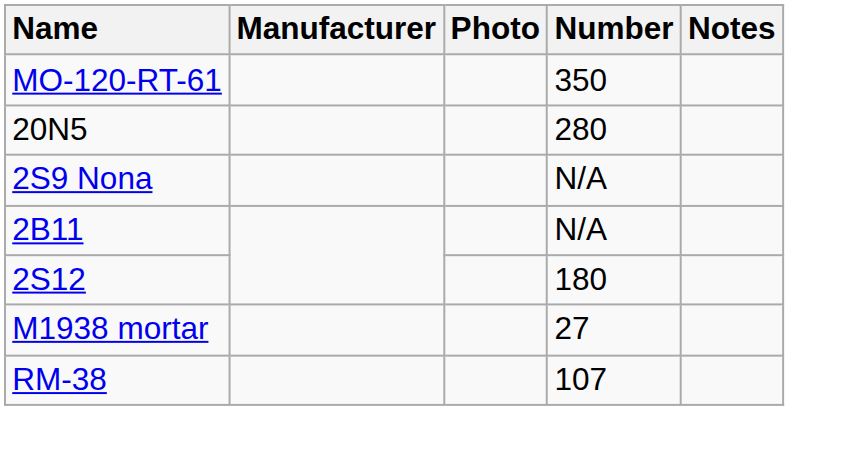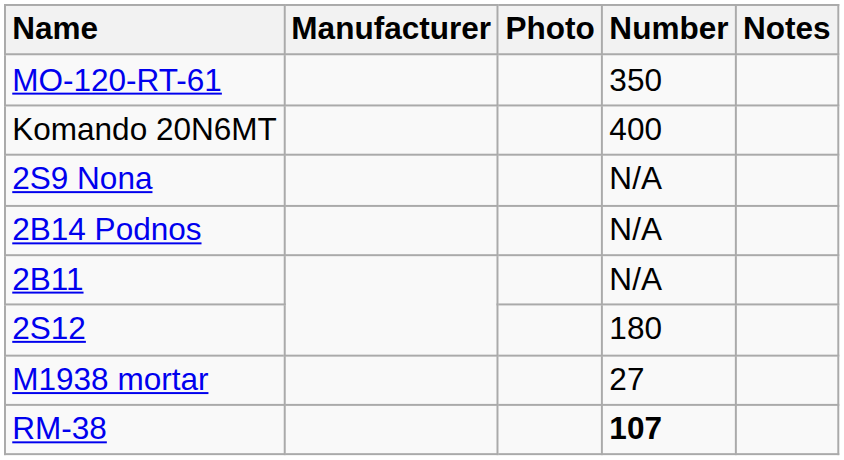+ row: (145, 129)
- row: (50, 129)
+ row: (107, 229)
(581, 379) normal -> (636, 429) bold
